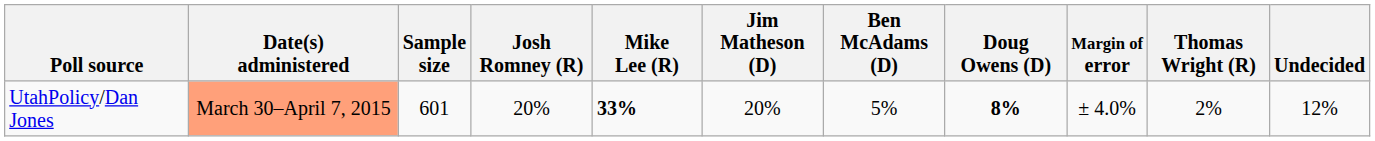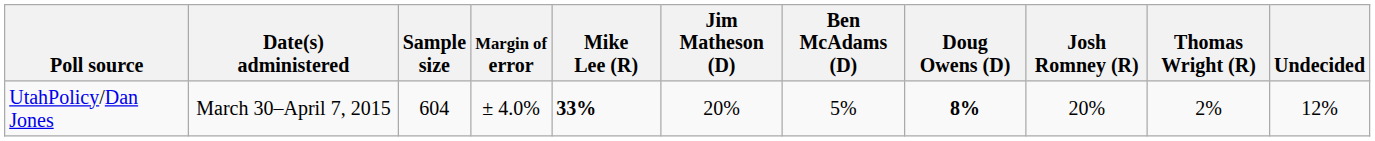columns swapped: (1107, 55) <-> (531, 54)
(293, 108) lightsalmon background -> (293, 108) no background
(434, 108) 601 -> (434, 108) 604
